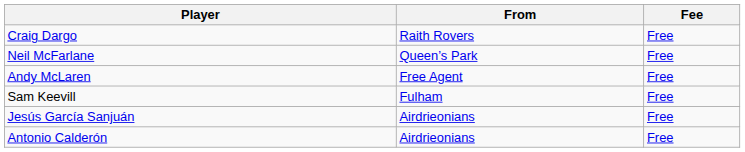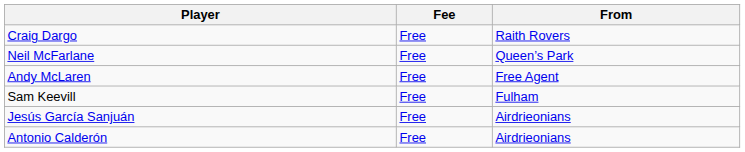columns swapped: (520, 15) <-> (692, 15)
